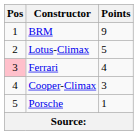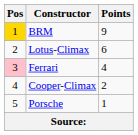(15, 31) no background -> (15, 31) gold background
(104, 49) 5 -> (104, 49) 6
(104, 85) 3 -> (104, 85) 2
